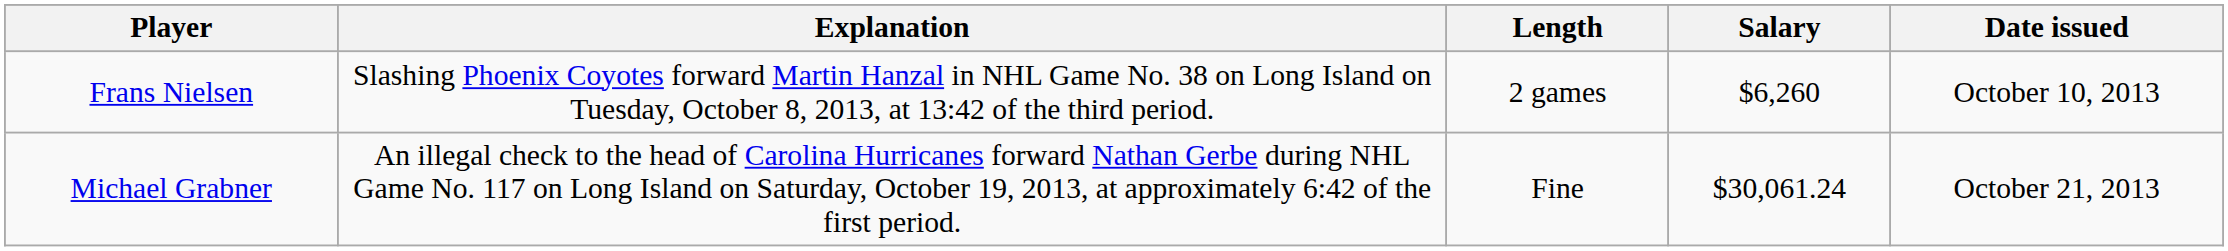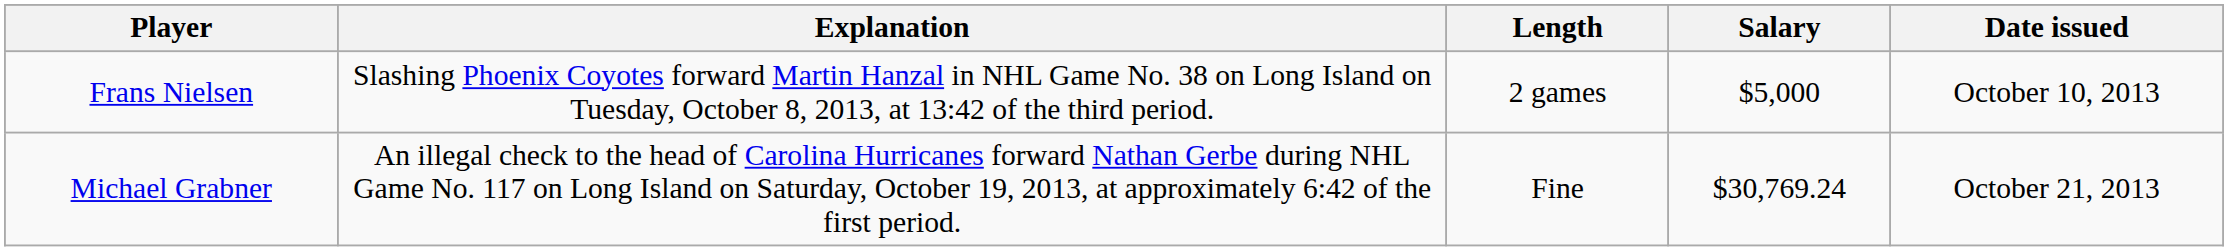(1779, 91) $6,260 -> (1779, 91) $5,000
(1779, 188) $30,061.24 -> (1779, 188) $30,769.24
